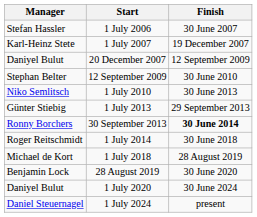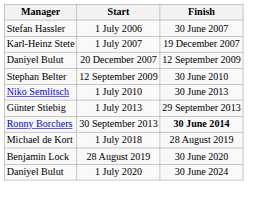- row: (127, 140)
- row: (127, 204)
